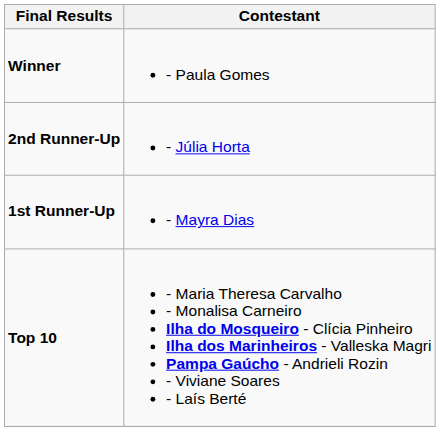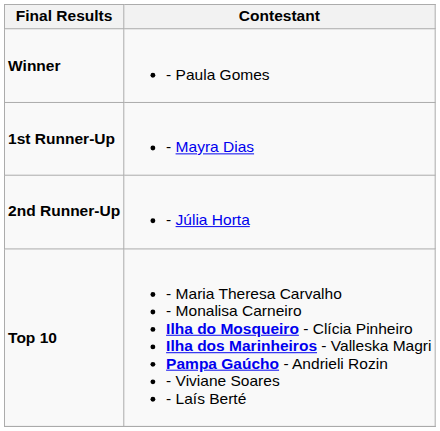rows swapped: (62, 211) <-> (64, 138)
